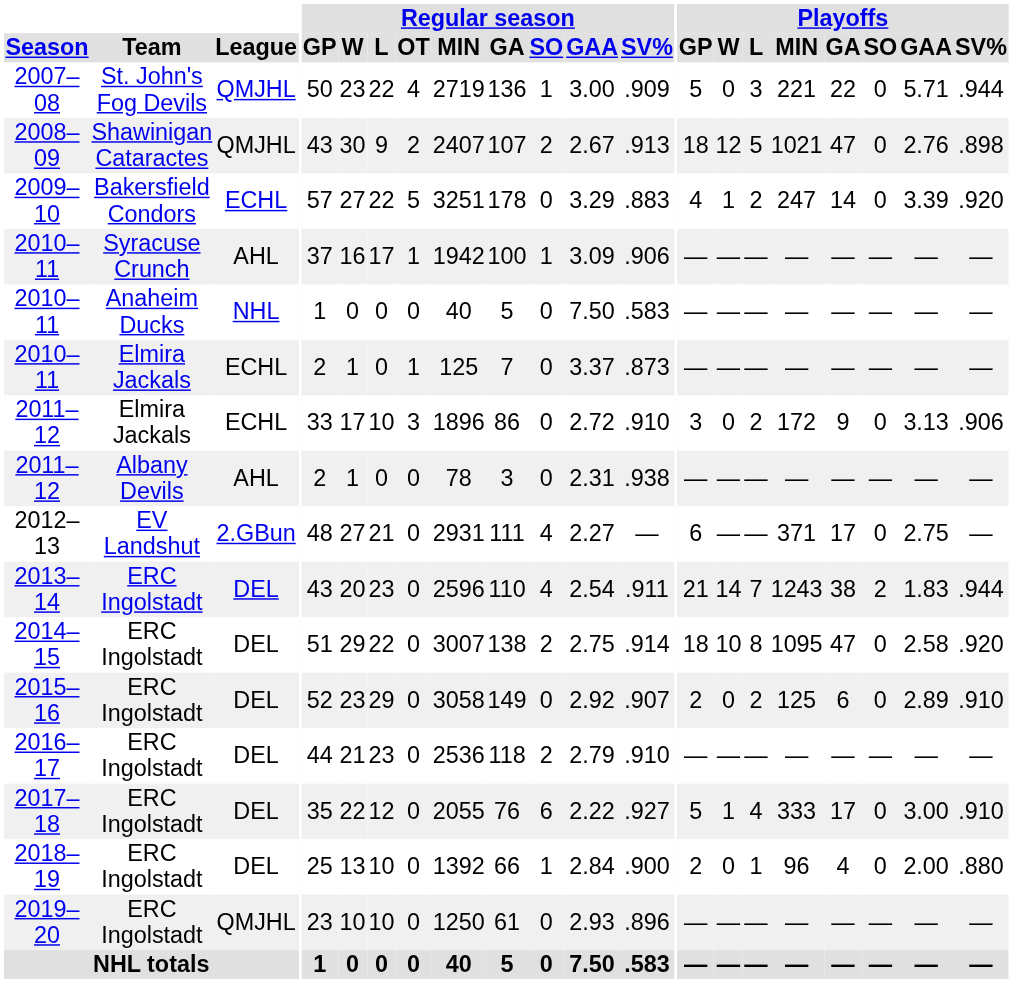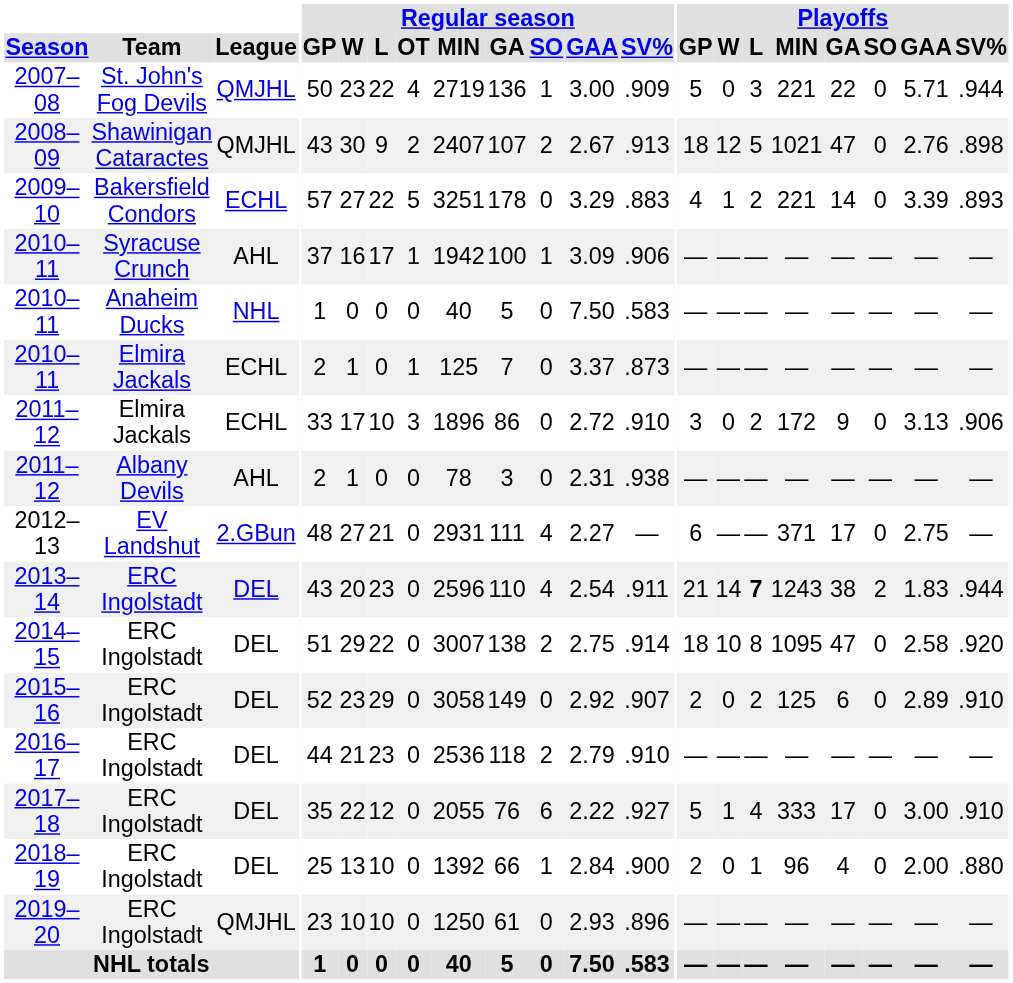(797, 200) 247 -> (797, 200) 221
(981, 200) .920 -> (981, 200) .893
(756, 589) normal -> (756, 589) bold
